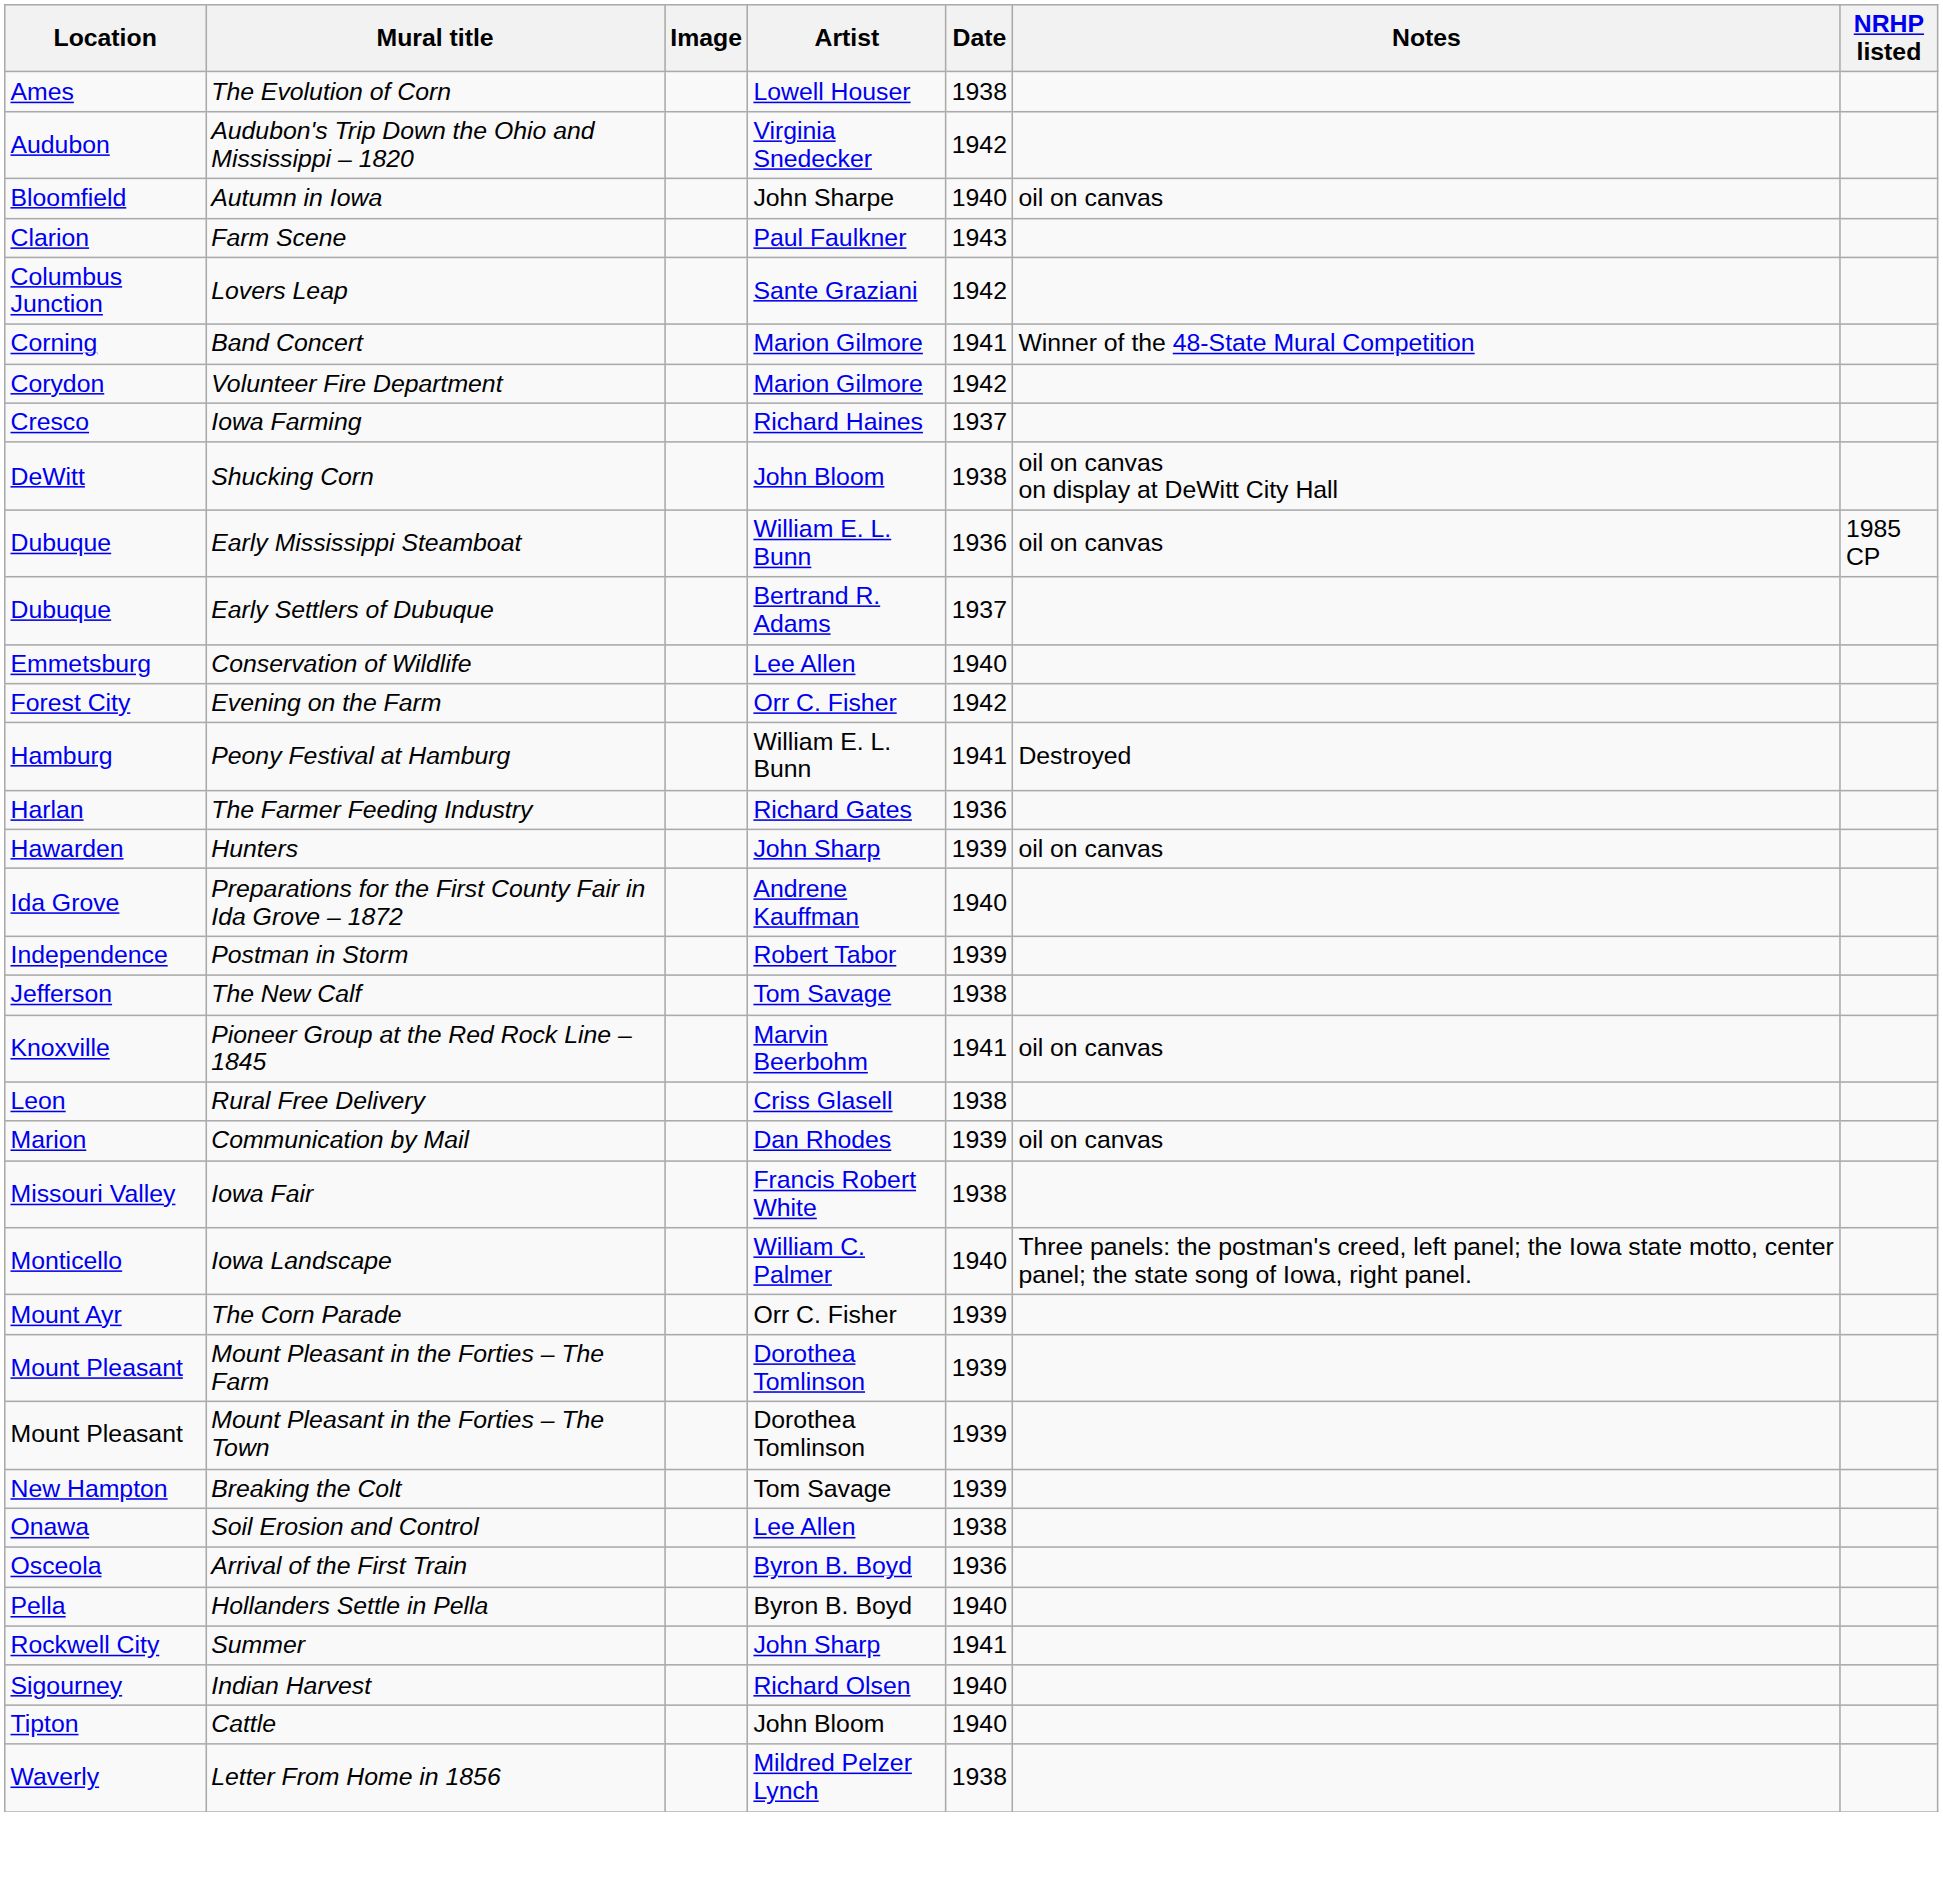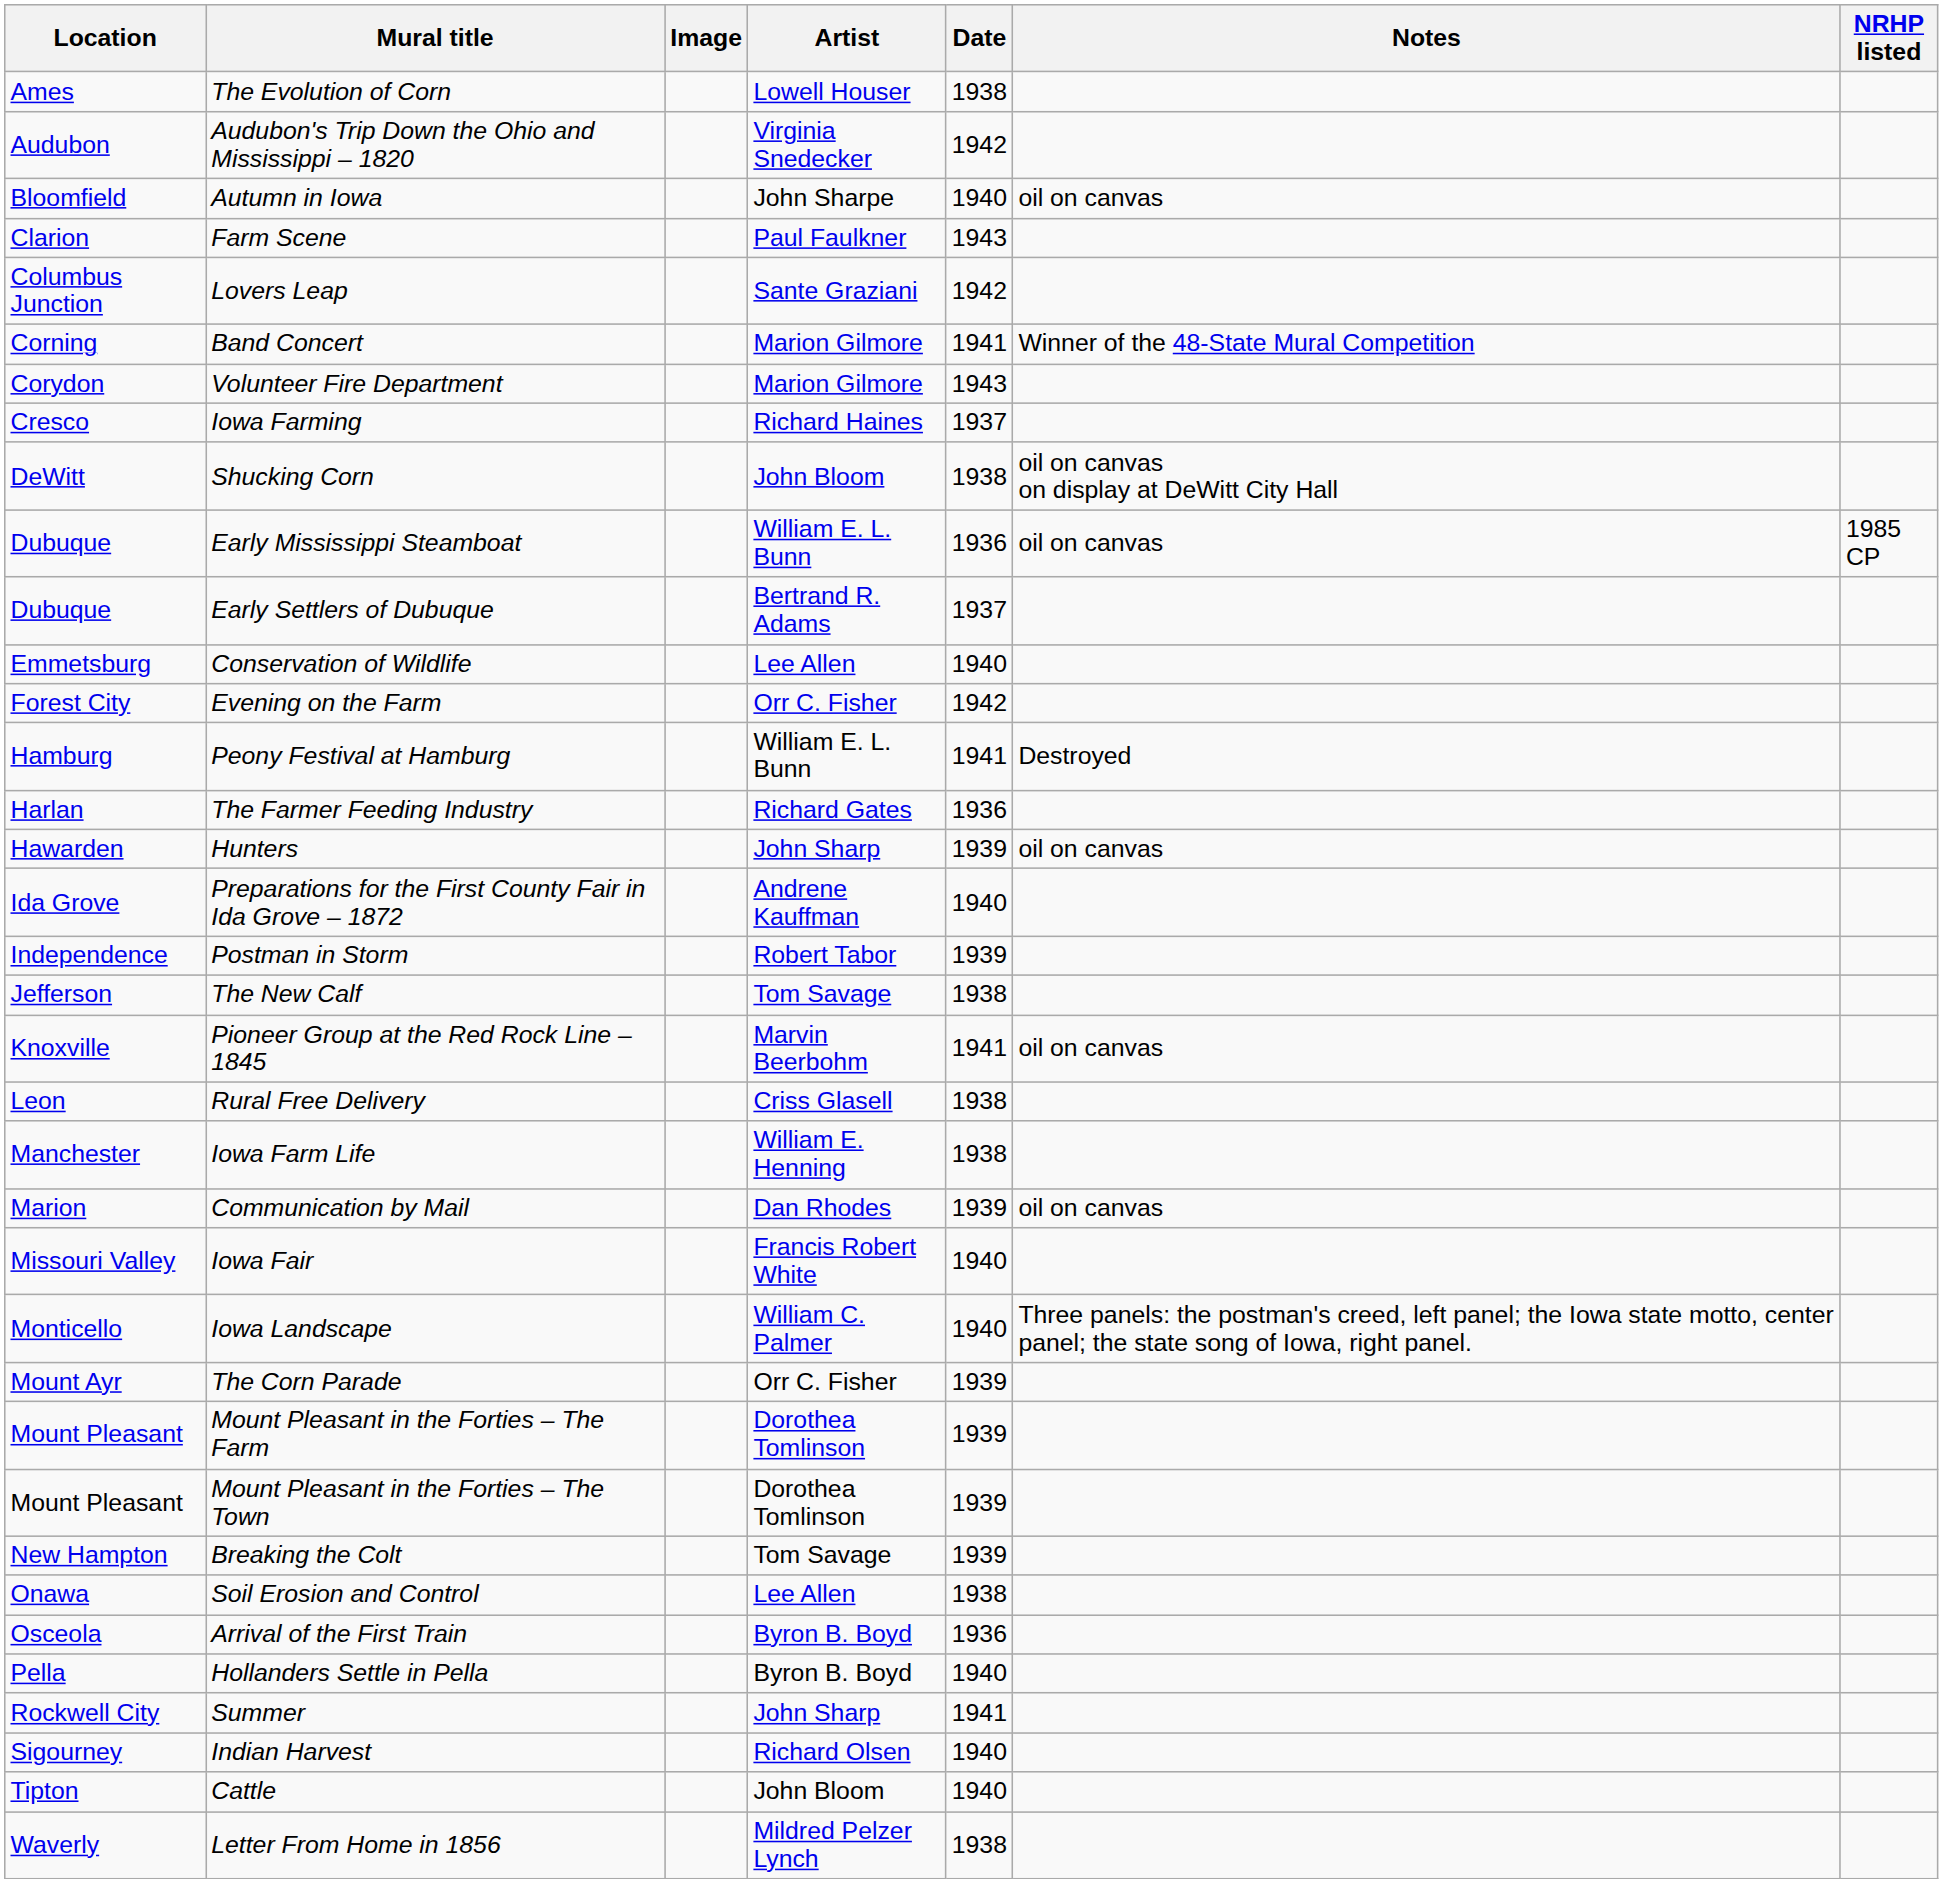(979, 383) 1942 -> (979, 383) 1943
+ row: (293, 1154)
(979, 1193) 1938 -> (979, 1261) 1940
